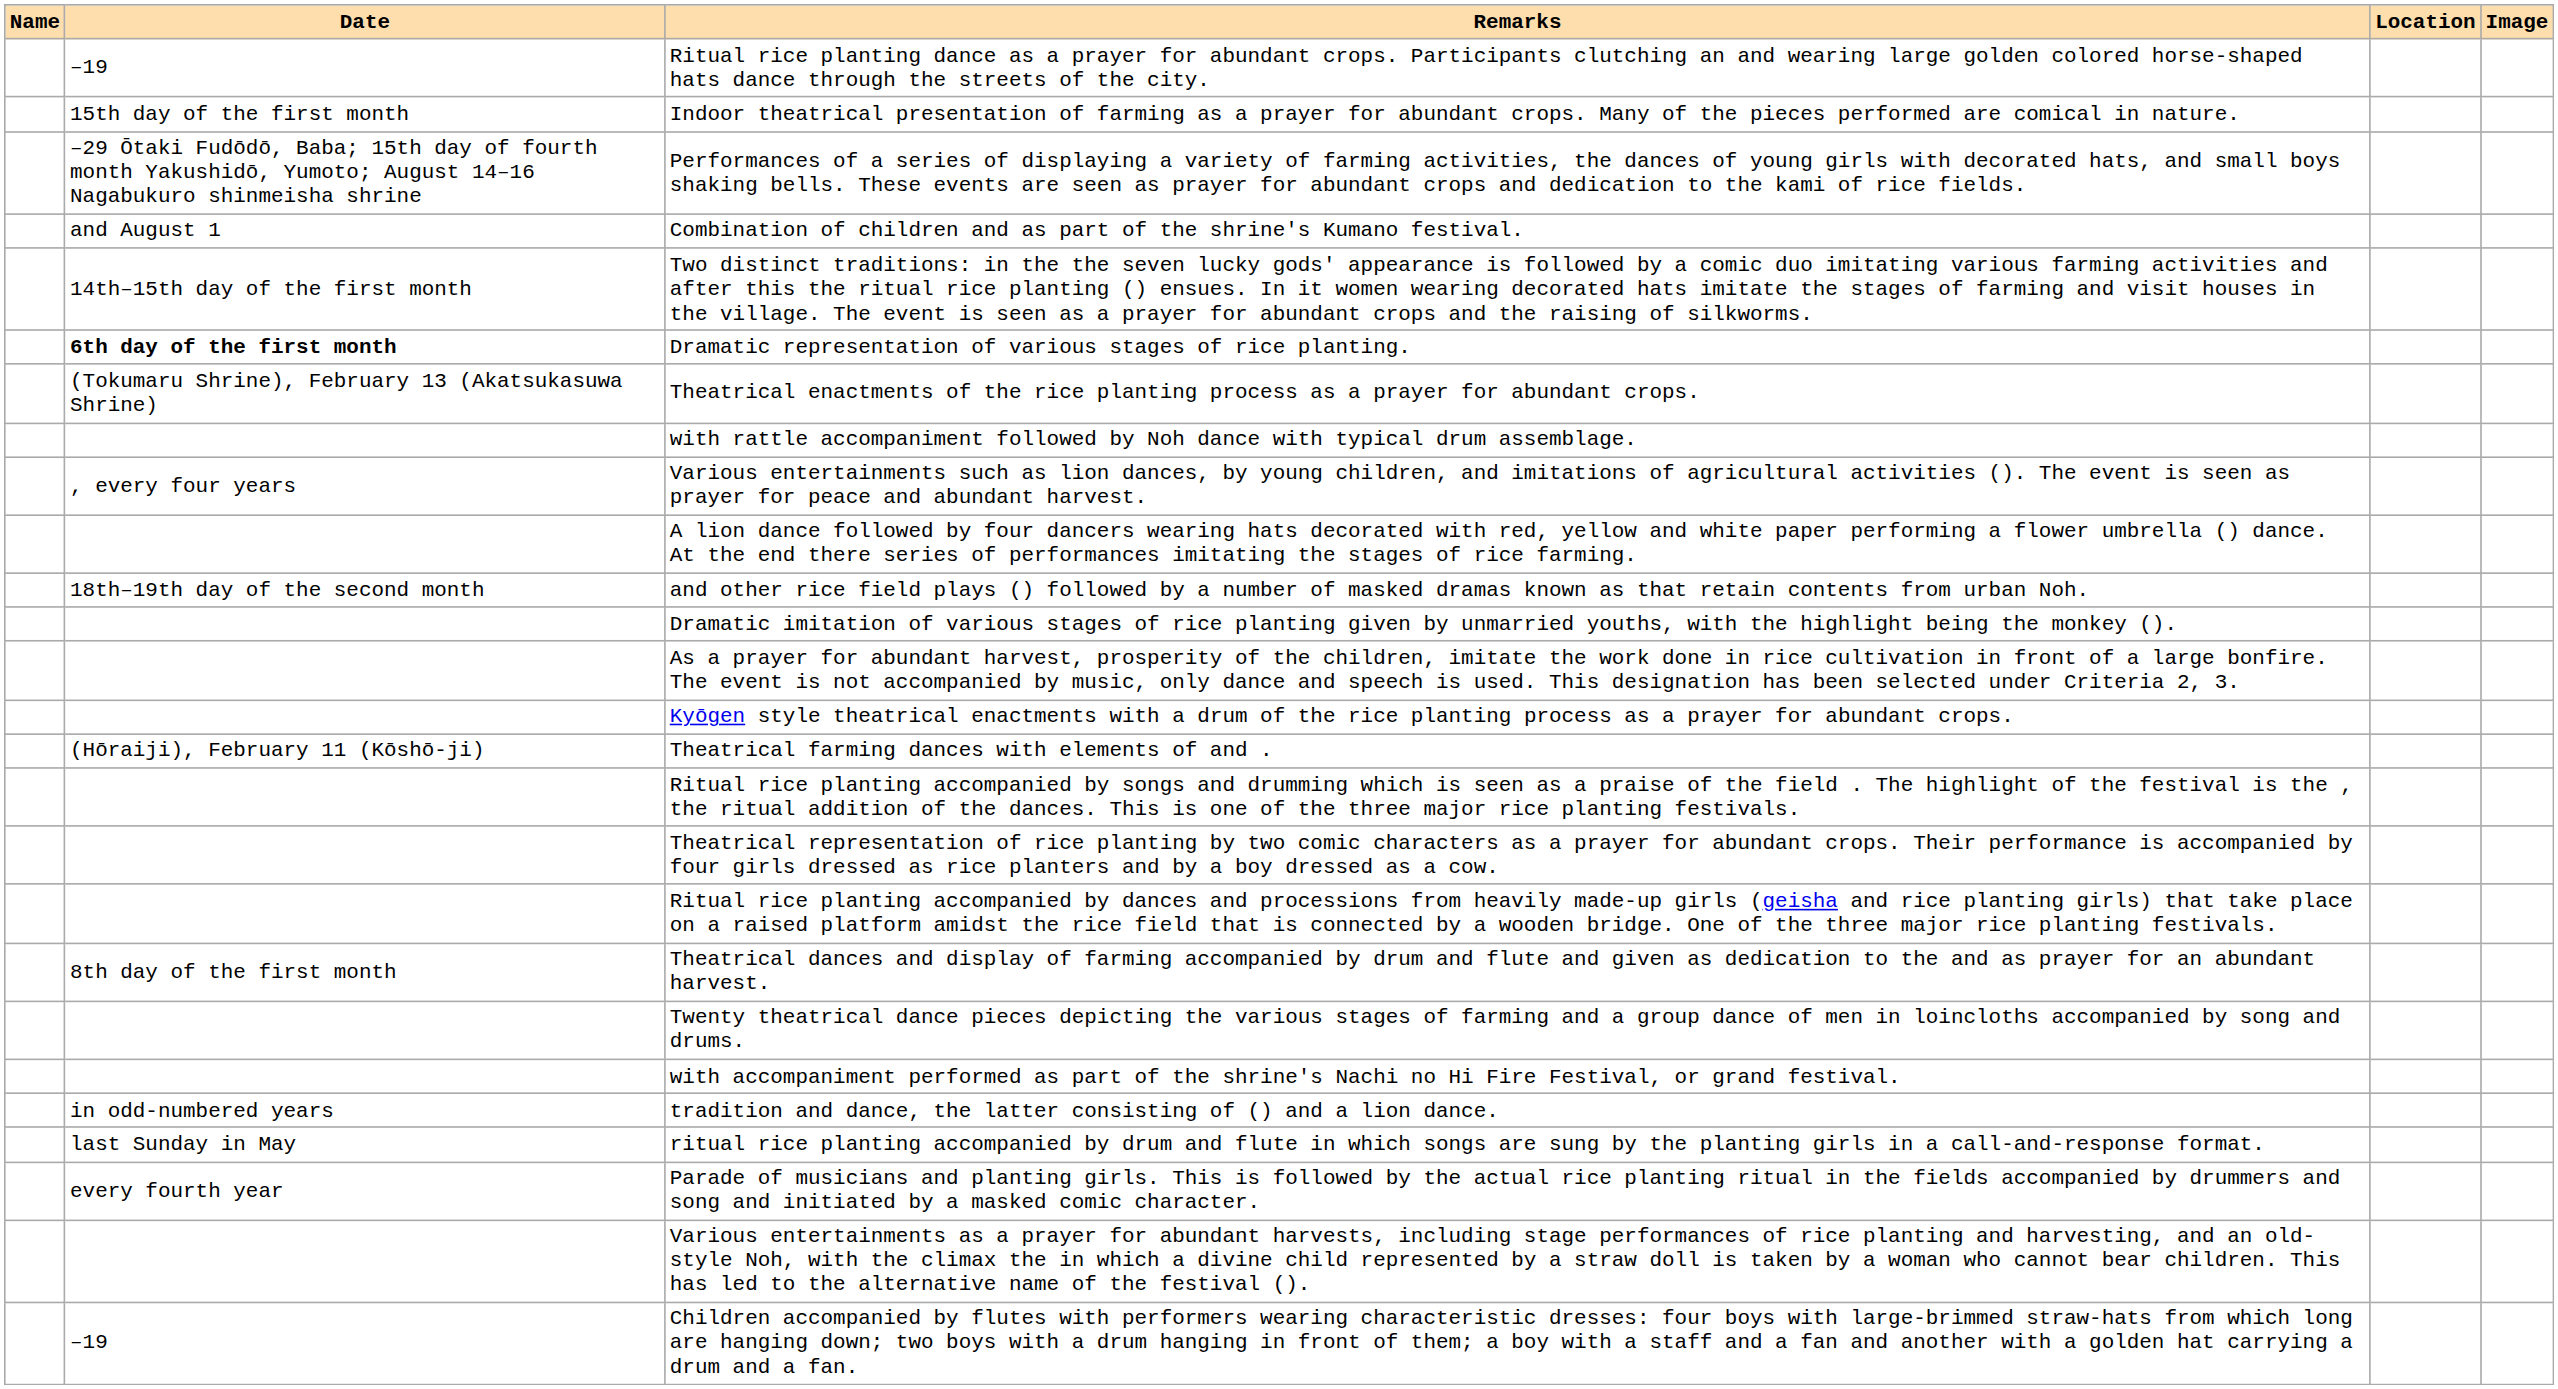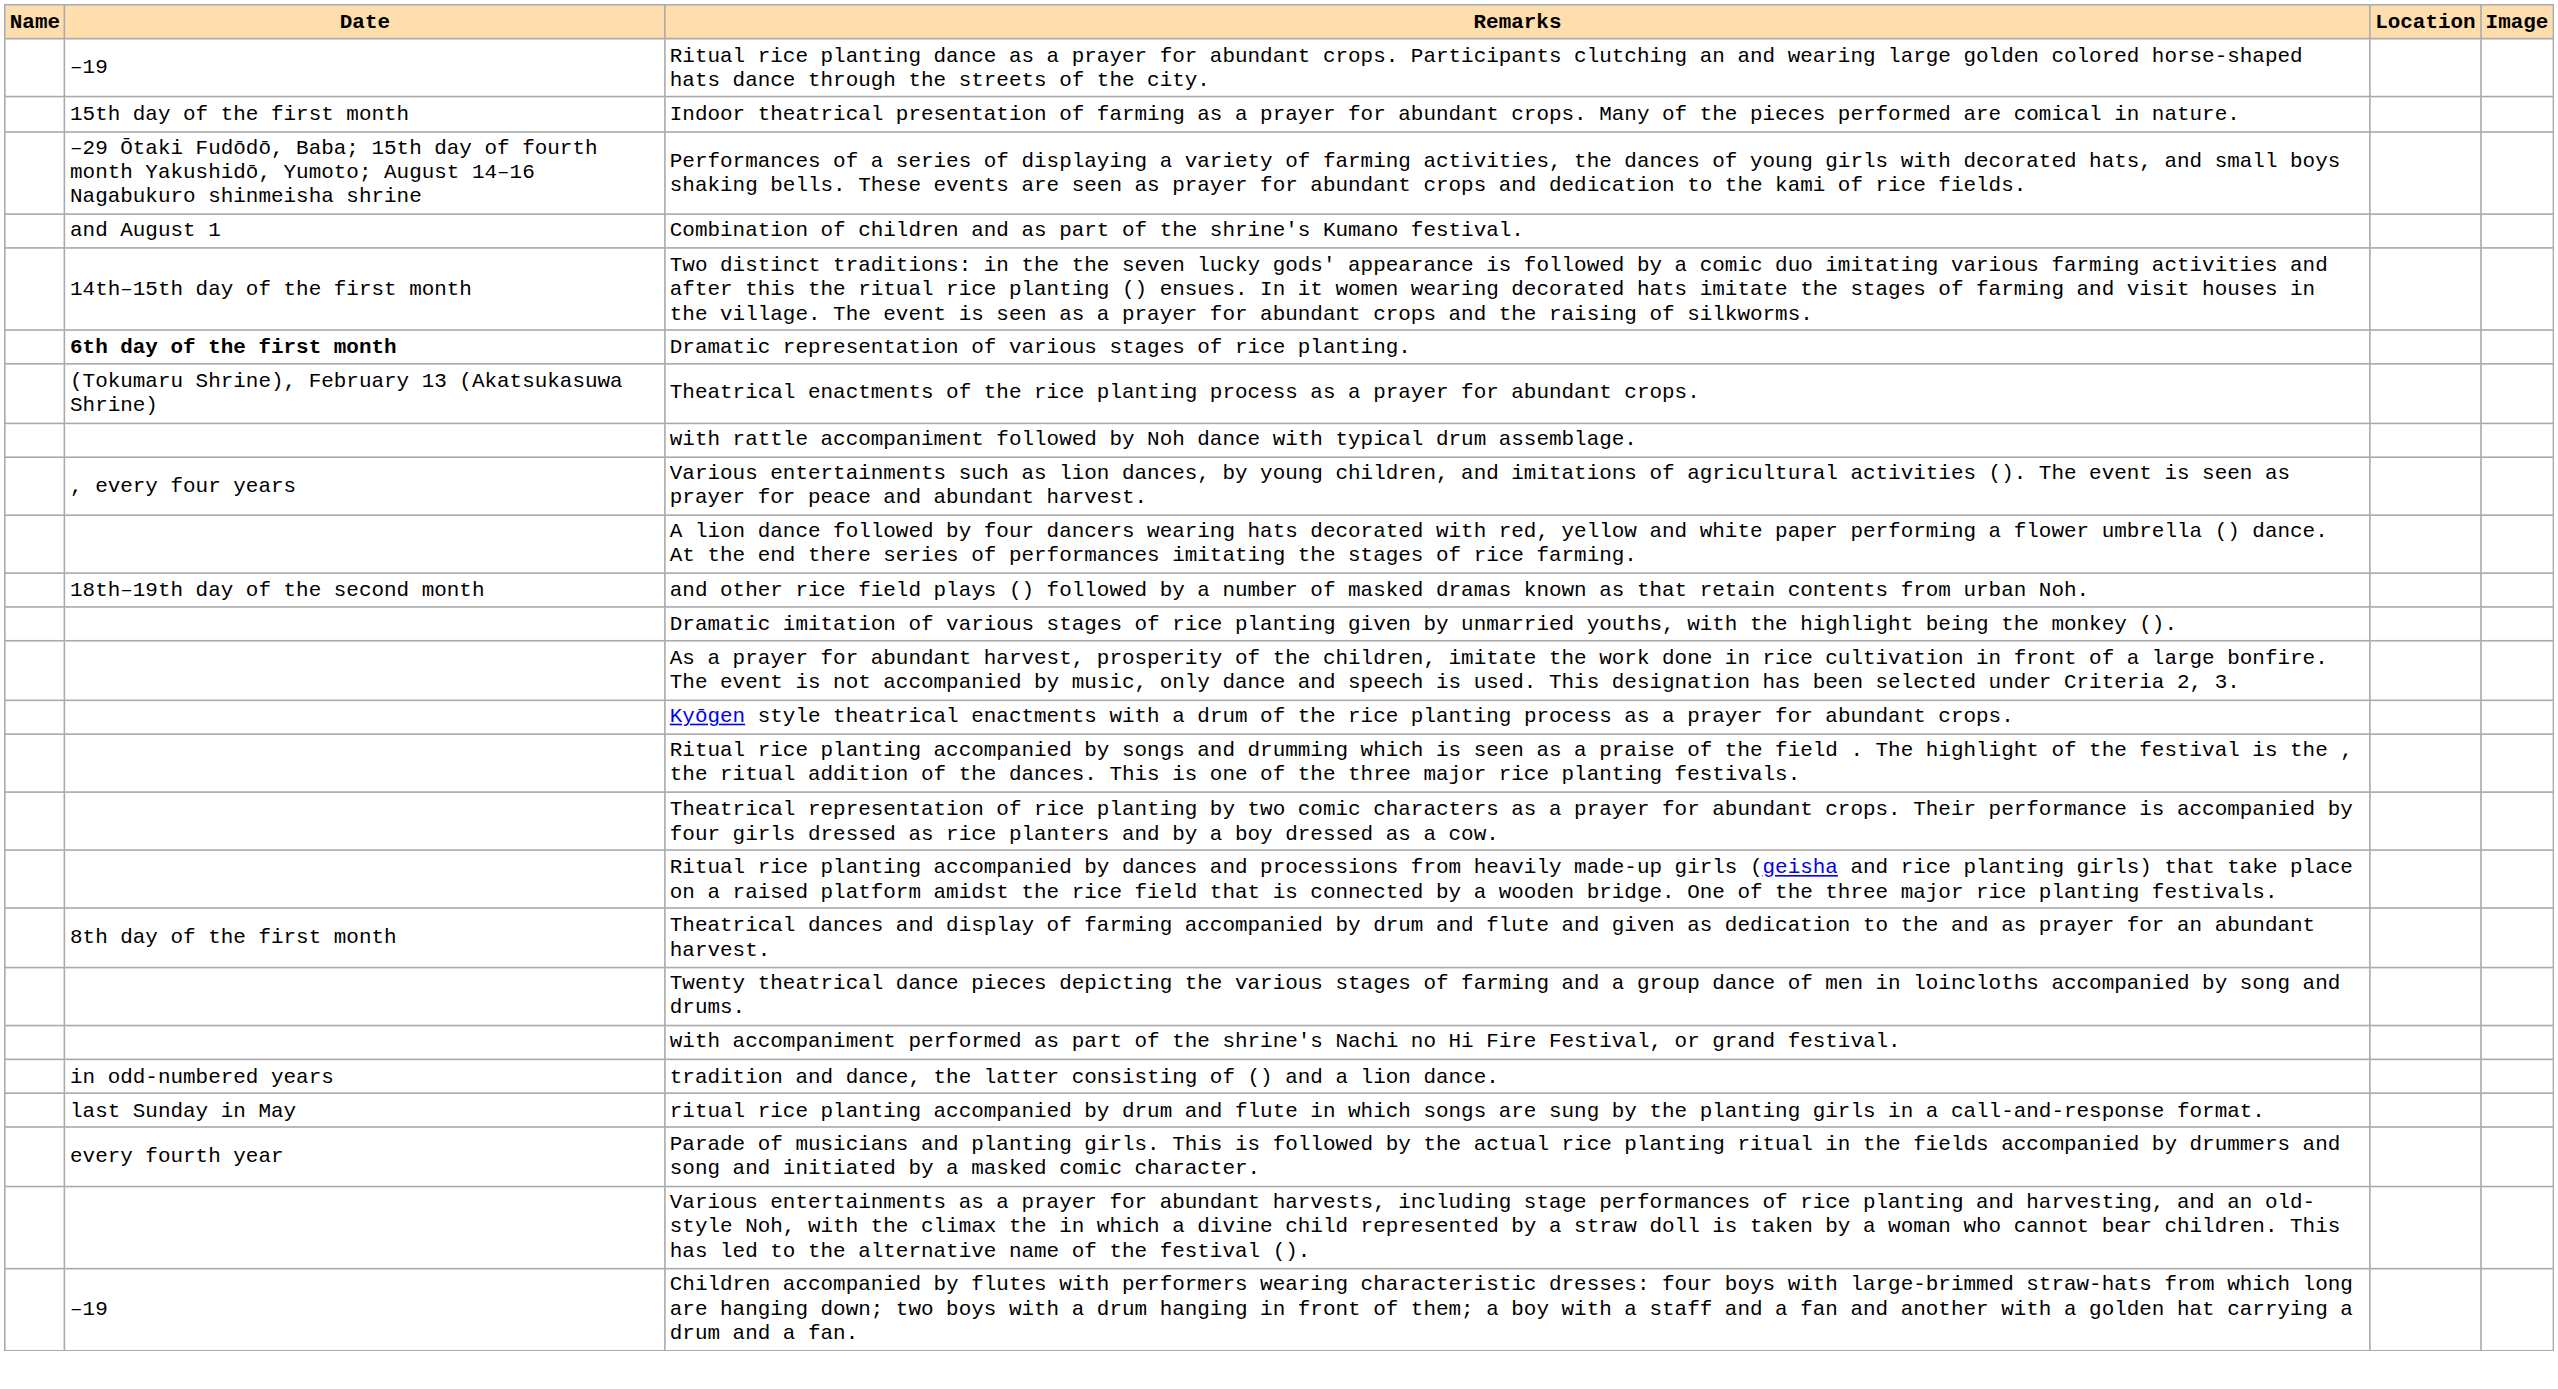- row: (971, 751)
